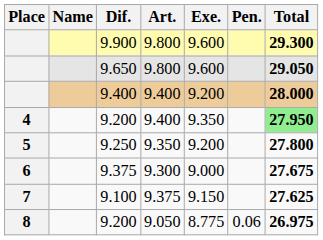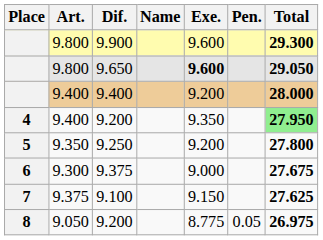columns swapped: (73, 17) <-> (162, 17)
(206, 68) normal -> (206, 68) bold
(247, 222) 0.06 -> (247, 222) 0.05
